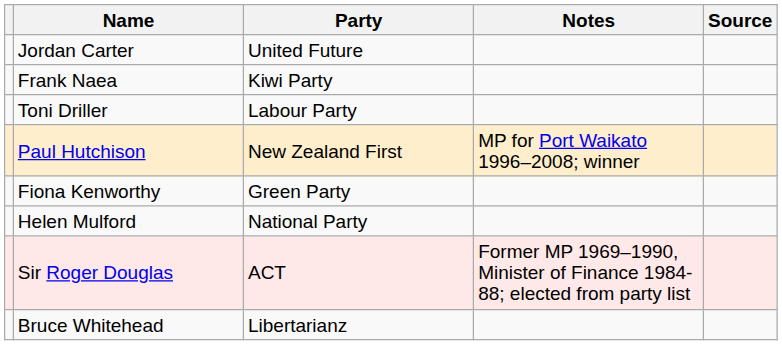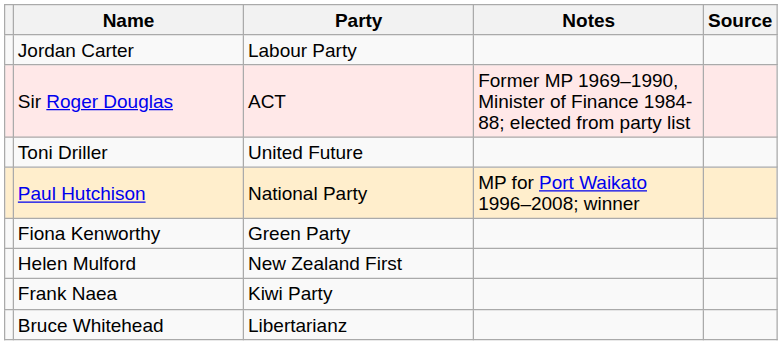(305, 50) United Future -> (302, 50) Labour Party
rows swapped: (95, 273) <-> (67, 80)
(302, 110) Labour Party -> (305, 153) United Future
(325, 151) New Zealand First -> (308, 193) National Party
(308, 222) National Party -> (325, 264) New Zealand First
